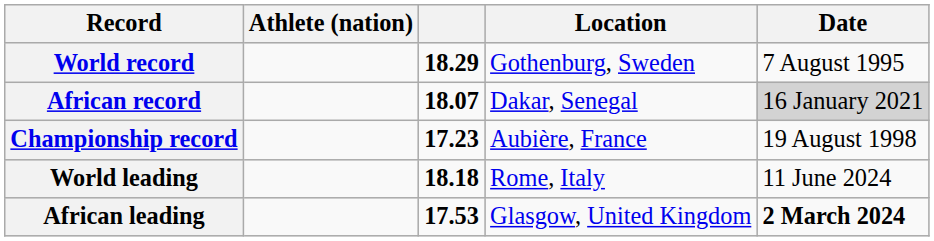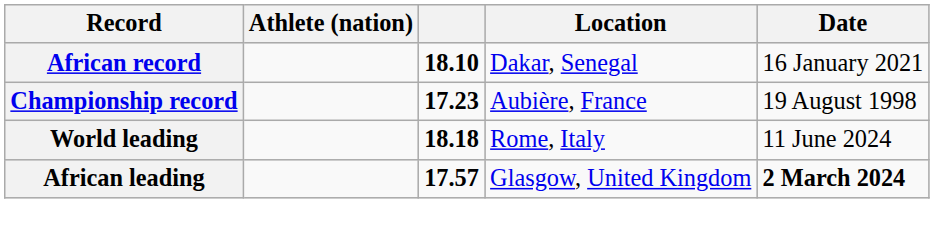- row: (124, 62)
(452, 100) 18.07 -> (452, 62) 18.10
(843, 100) lightgrey background -> (843, 62) no background
(452, 216) 17.53 -> (452, 178) 17.57
